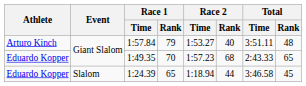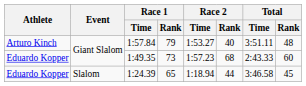(171, 58) 70 -> (171, 58) 73
(289, 58) 65 -> (289, 58) 60
